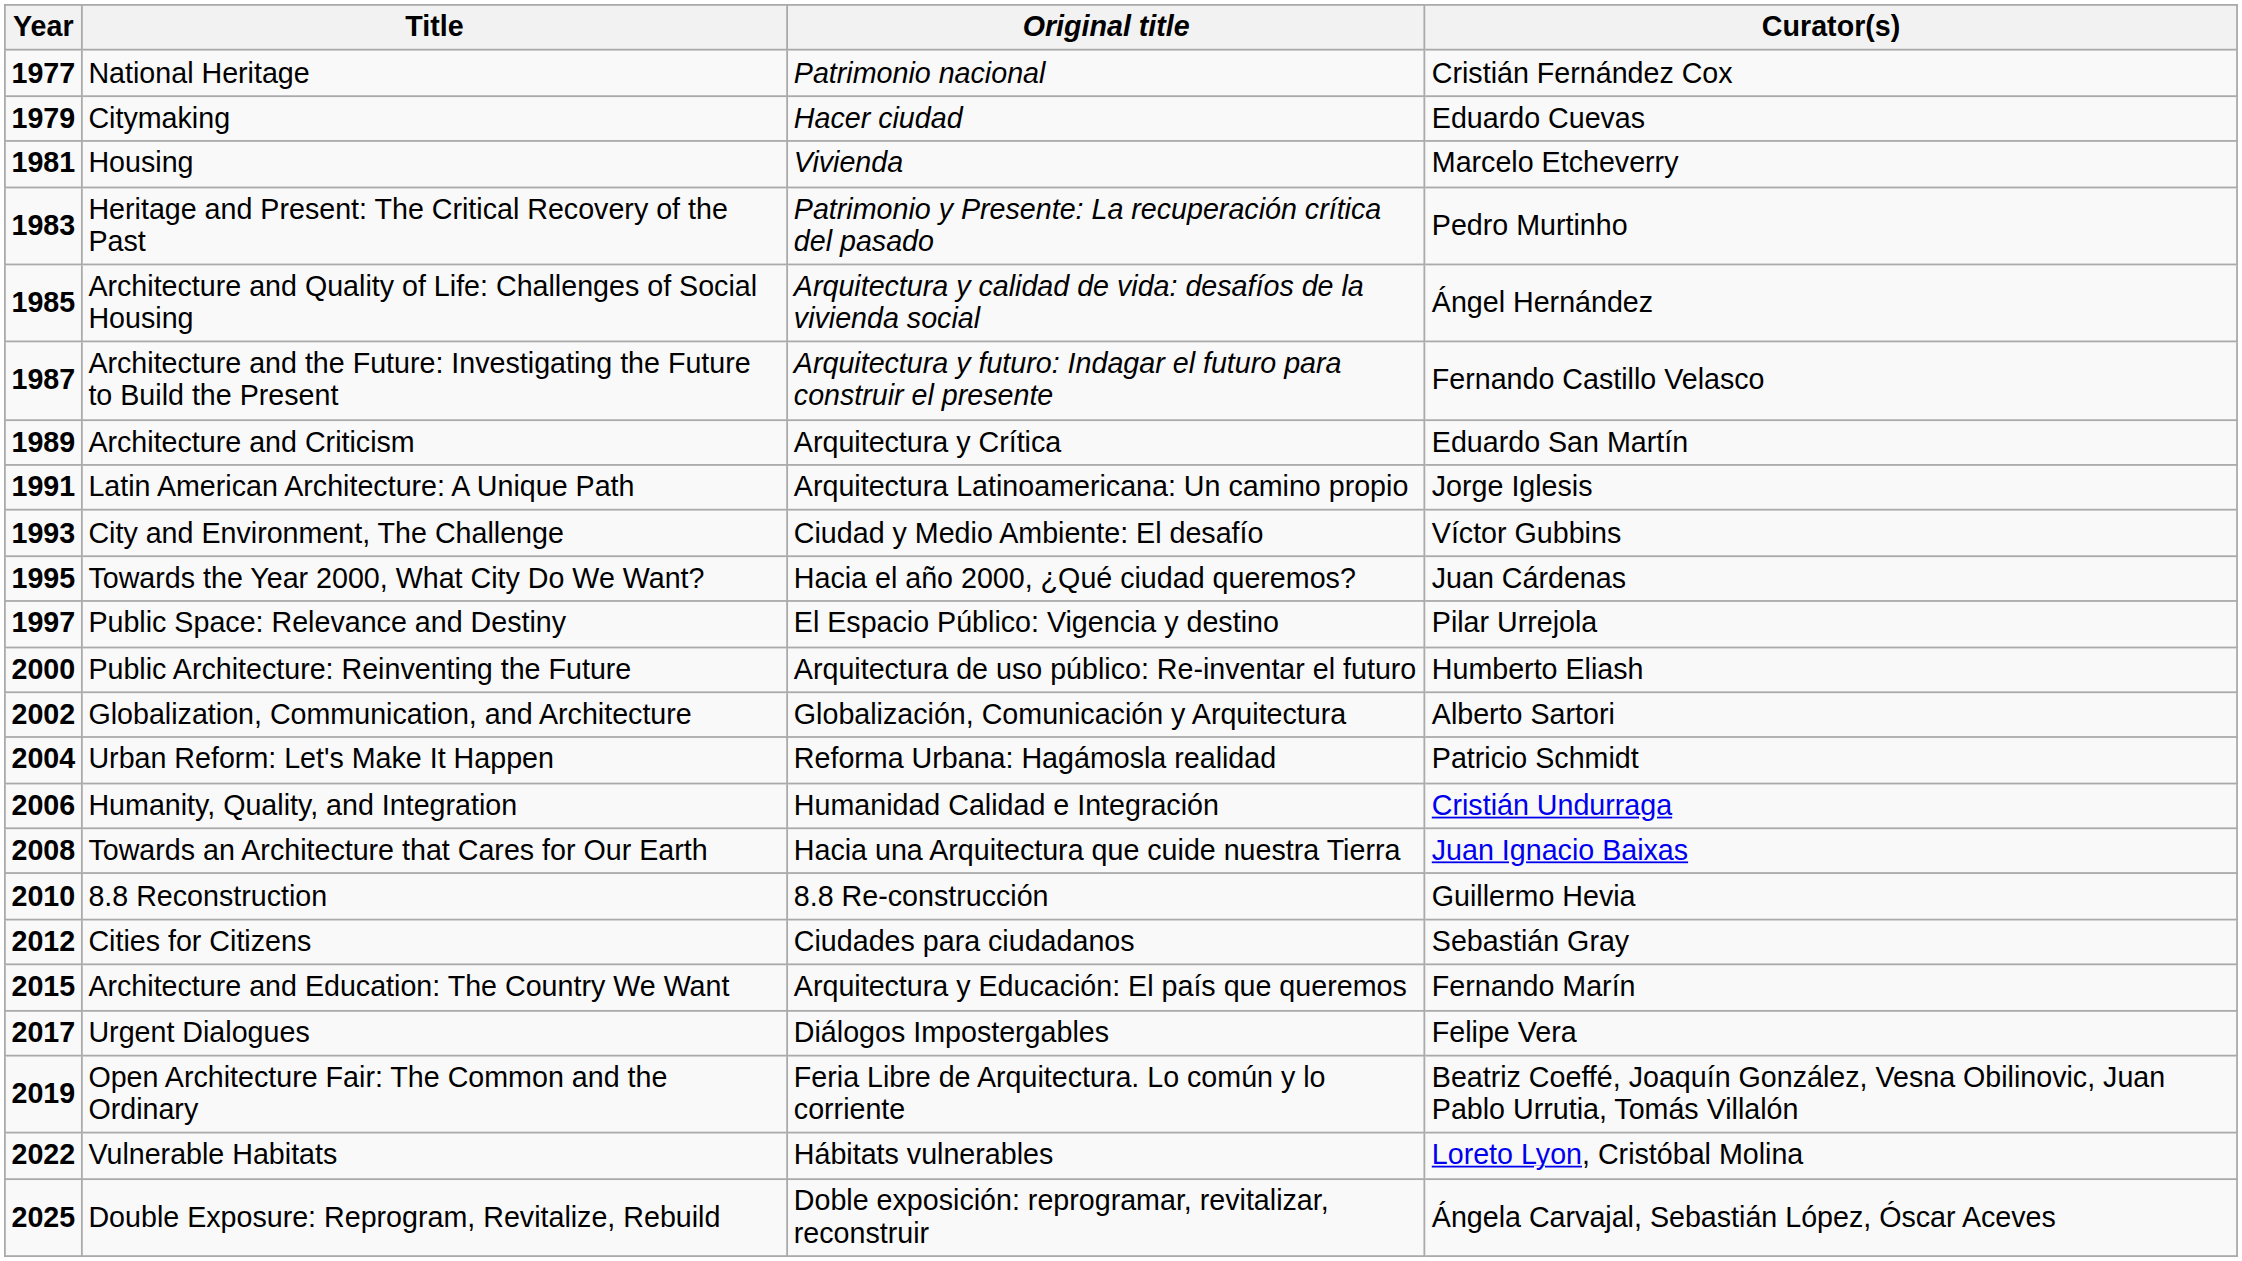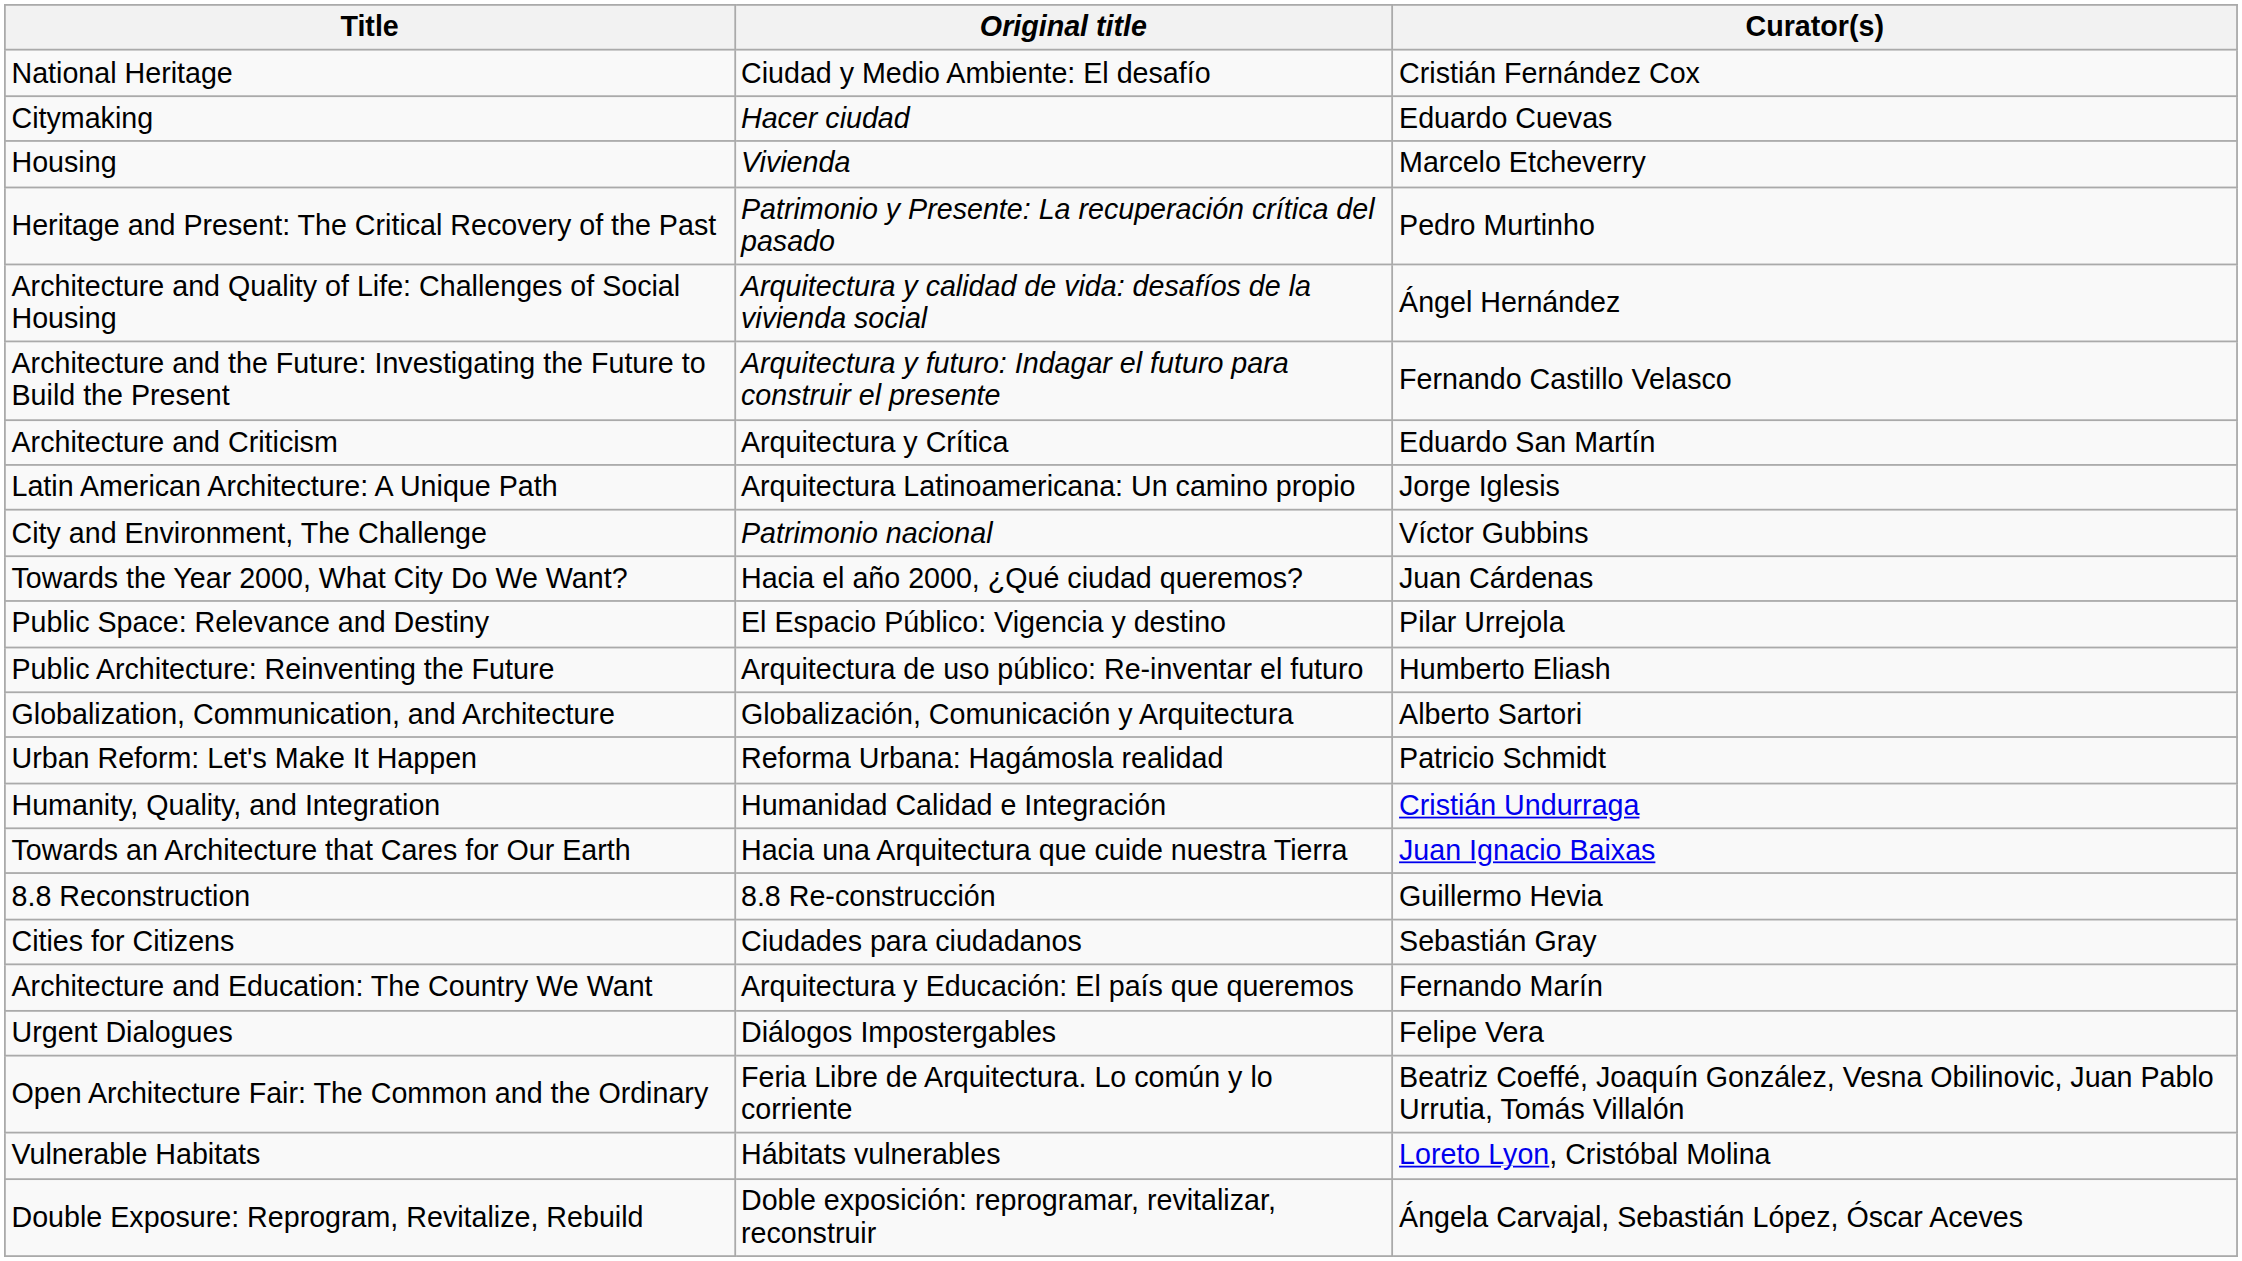- column: (43, 27)
(920, 72) Patrimonio nacional -> (976, 72) Ciudad y Medio Ambiente: El desafío
(1029, 532) Ciudad y Medio Ambiente: El desafío -> (867, 532) Patrimonio nacional
